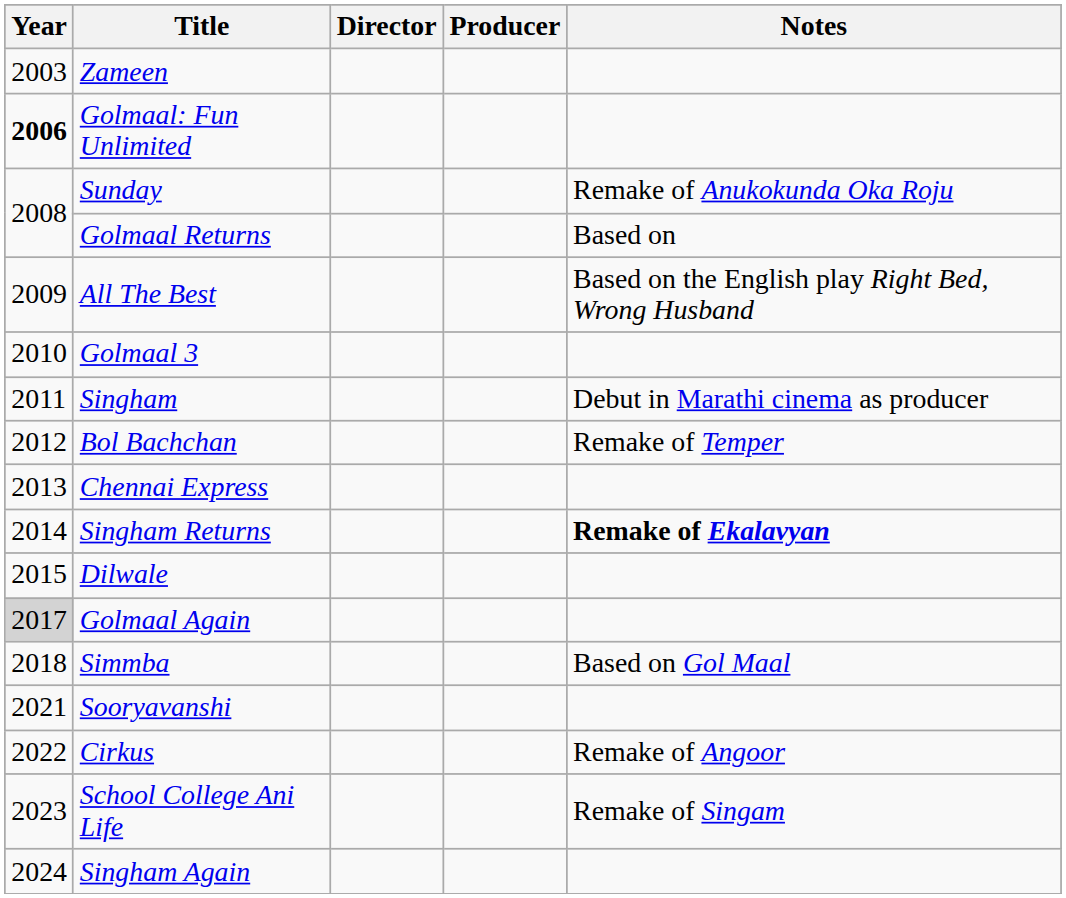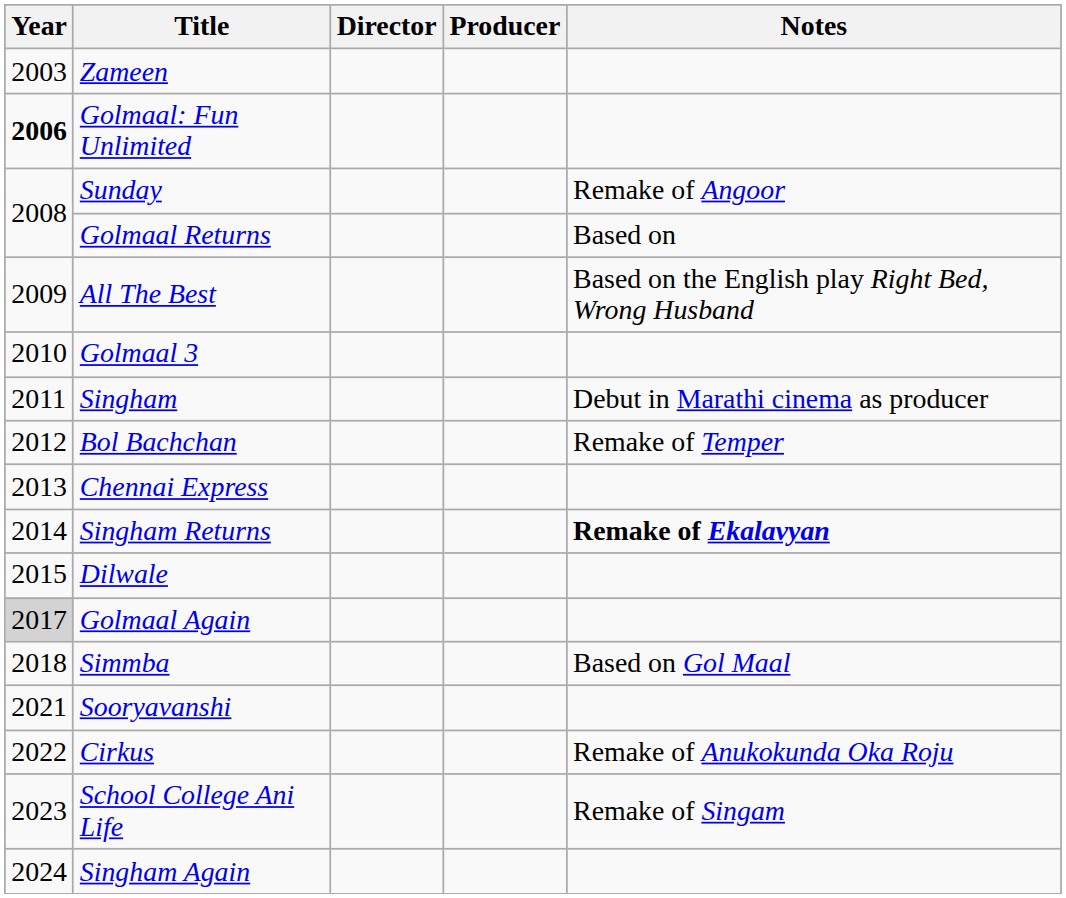(763, 190) Remake of Anukokunda Oka Roju -> (679, 190) Remake of Angoor
(679, 751) Remake of Angoor -> (763, 751) Remake of Anukokunda Oka Roju
